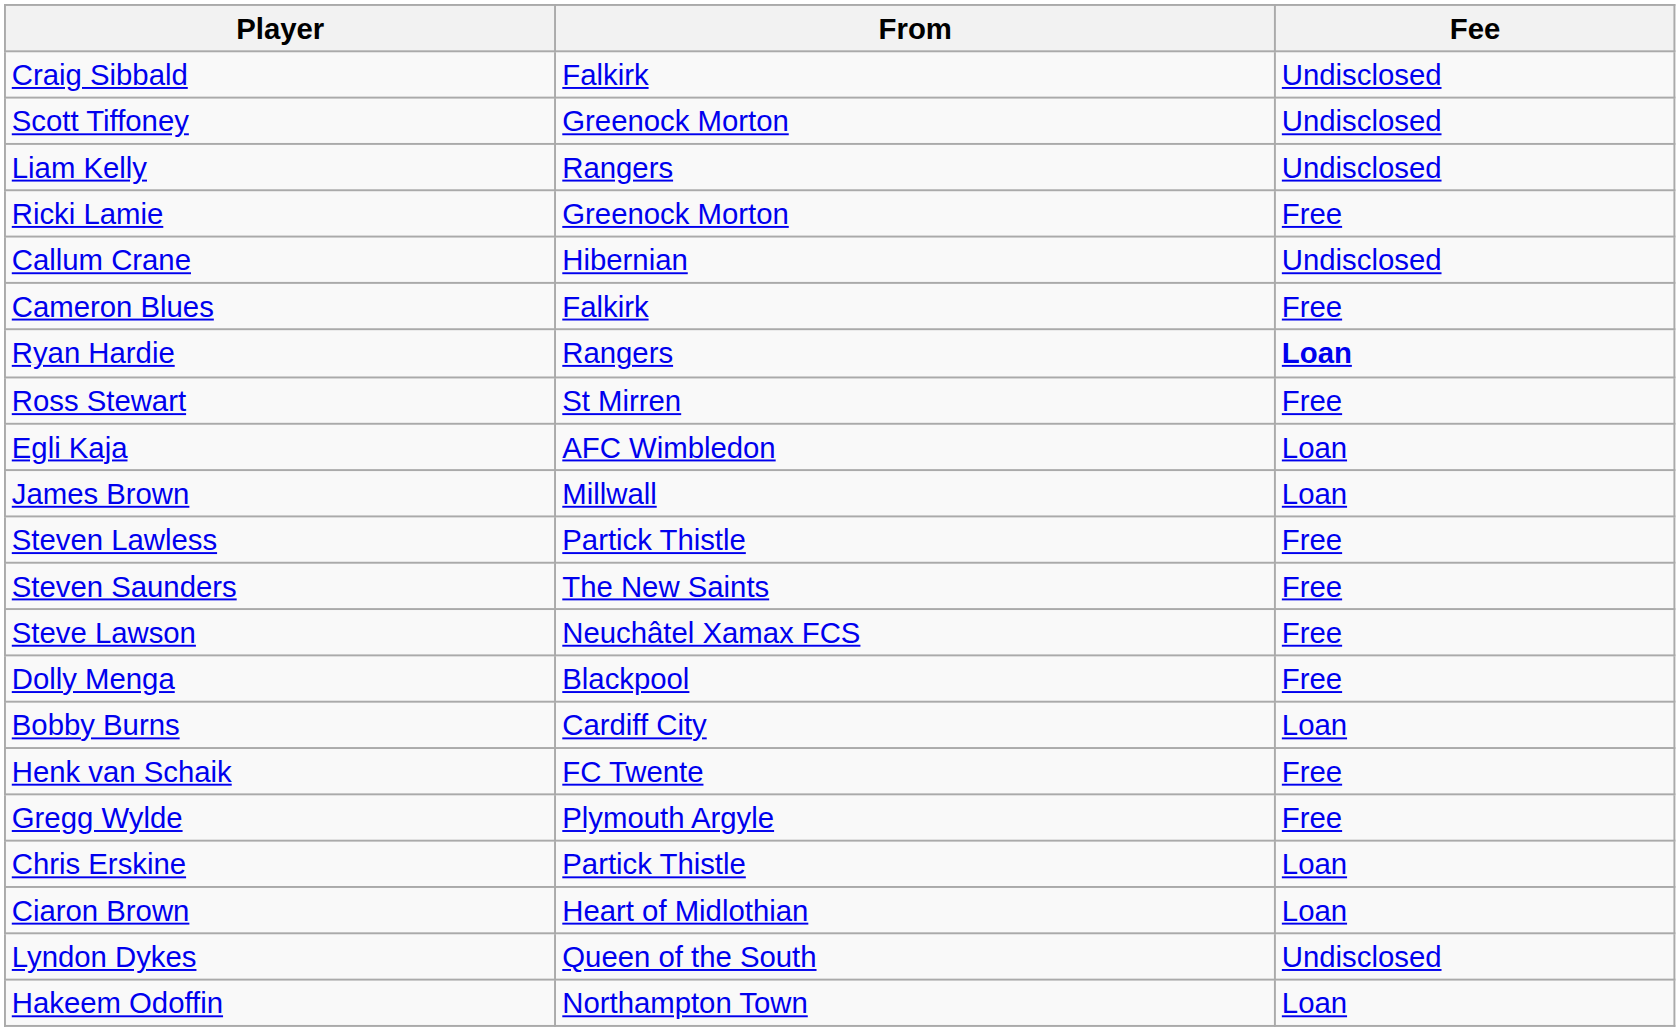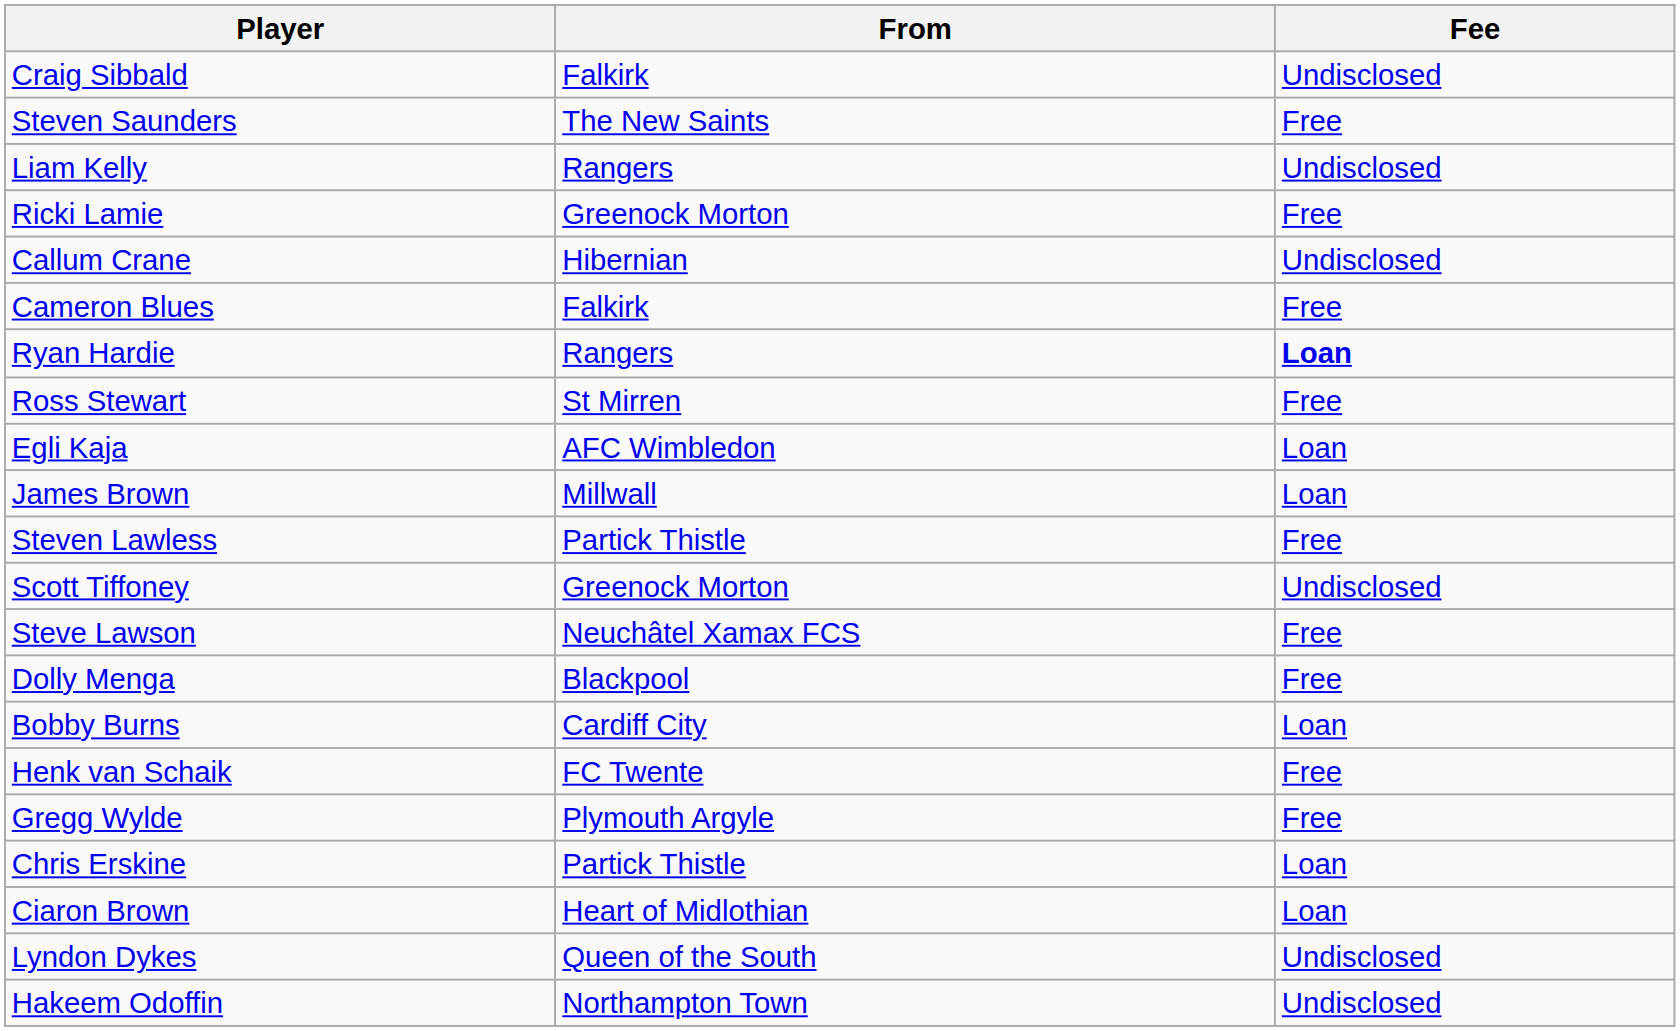rows swapped: (124, 586) <-> (100, 121)
(1314, 1004) Loan -> (1362, 1004) Undisclosed
